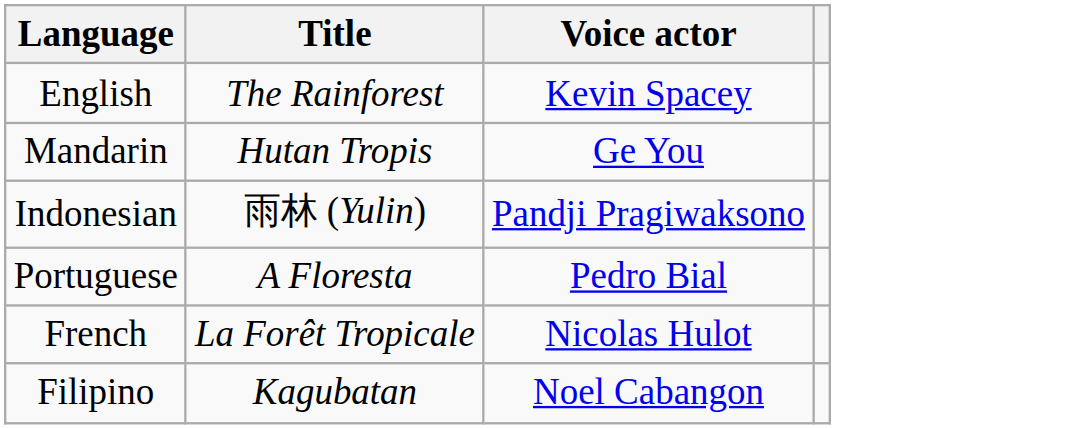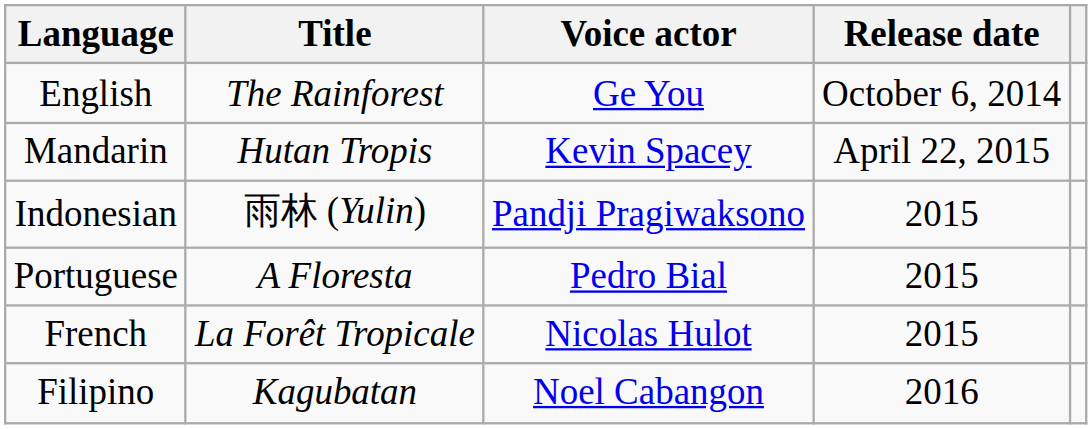+ column: (942, 33)
(648, 92) Kevin Spacey -> (649, 92) Ge You
(649, 151) Ge You -> (648, 151) Kevin Spacey
